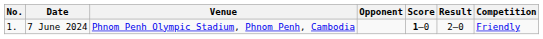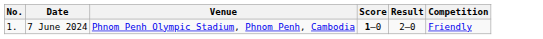- column: (381, 12)
